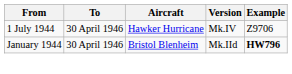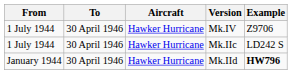+ row: (223, 45)
(163, 45) Bristol Blenheim -> (166, 61) Hawker Hurricane
